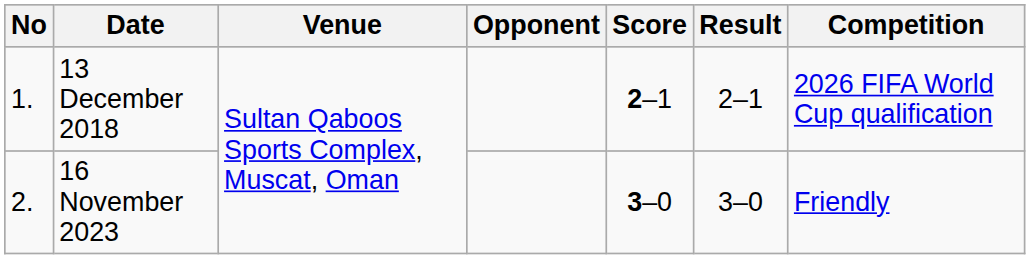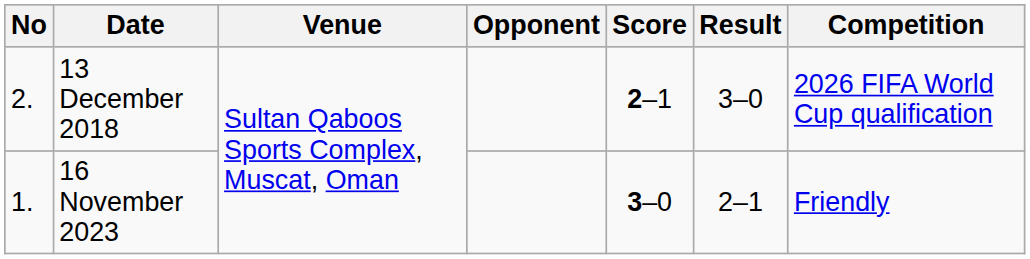(22, 98) 1. -> (22, 98) 2.
(740, 98) 2–1 -> (740, 98) 3–0
(22, 201) 2. -> (22, 201) 1.
(740, 201) 3–0 -> (740, 201) 2–1
